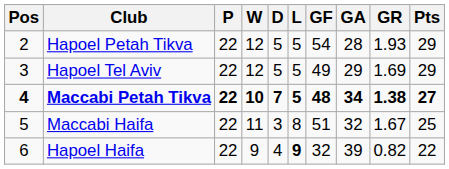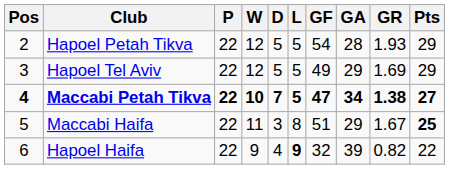(321, 97) 48 -> (321, 97) 47
(353, 124) 32 -> (353, 124) 29
(427, 124) normal -> (427, 124) bold
